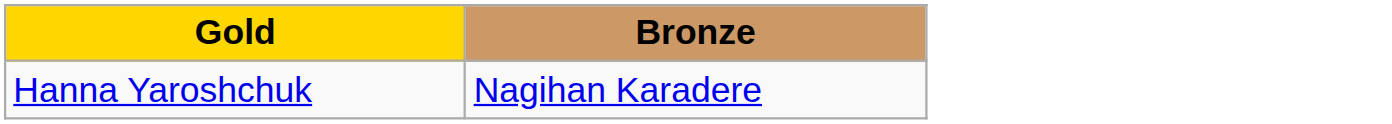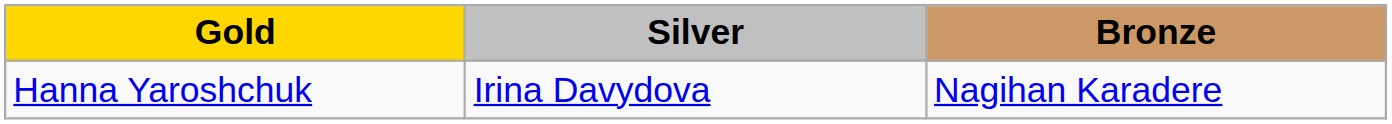+ column: (696, 32)
